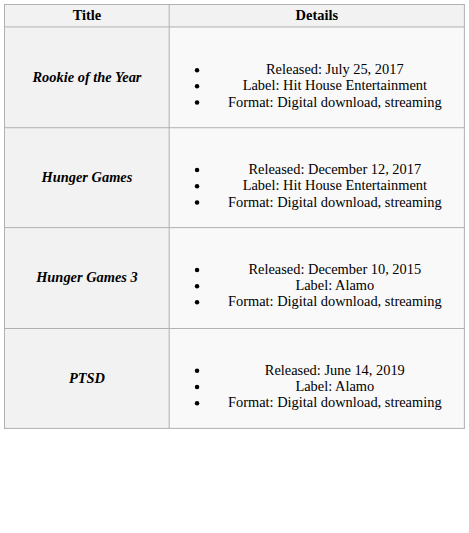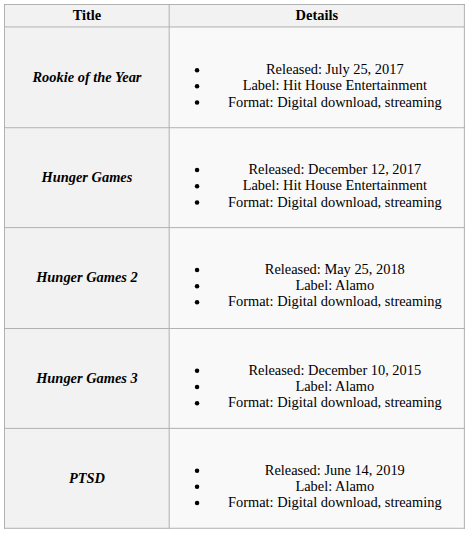+ row: (87, 277)
